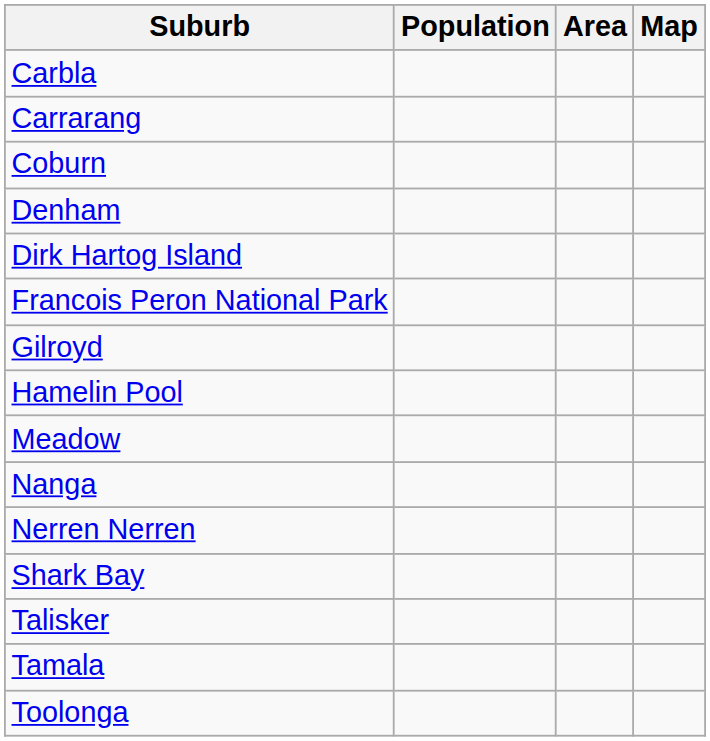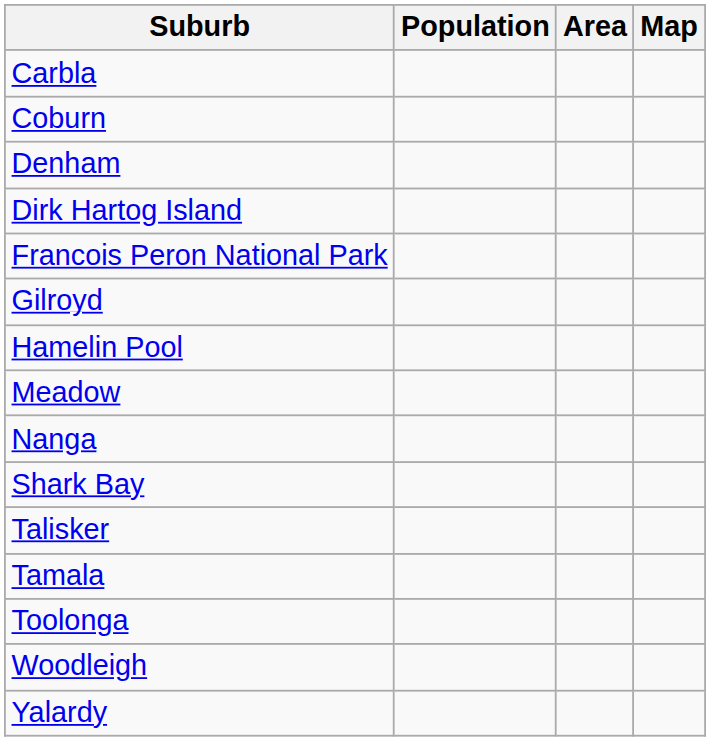- row: (76, 118)
- row: (104, 529)
+ row: (79, 666)
+ row: (59, 712)
